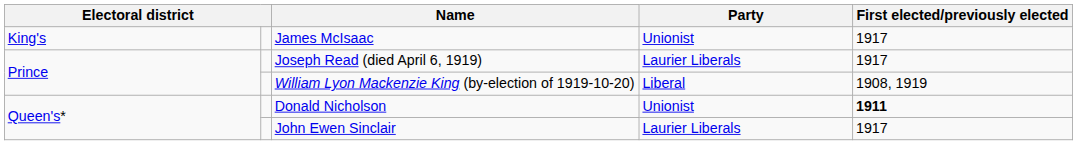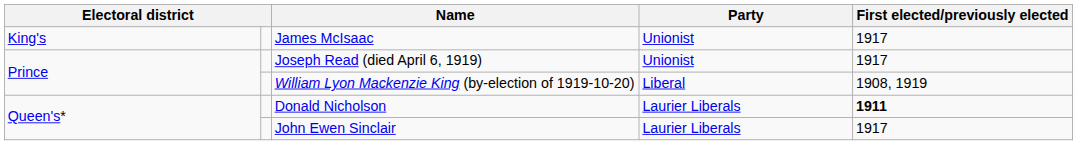(692, 60) Laurier Liberals -> (668, 60) Unionist
(668, 106) Unionist -> (692, 106) Laurier Liberals
